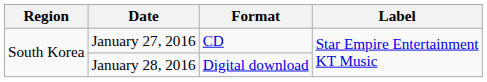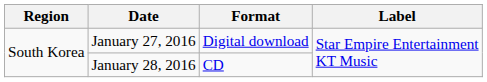(213, 40) CD -> (256, 40) Digital download
(256, 64) Digital download -> (213, 64) CD
